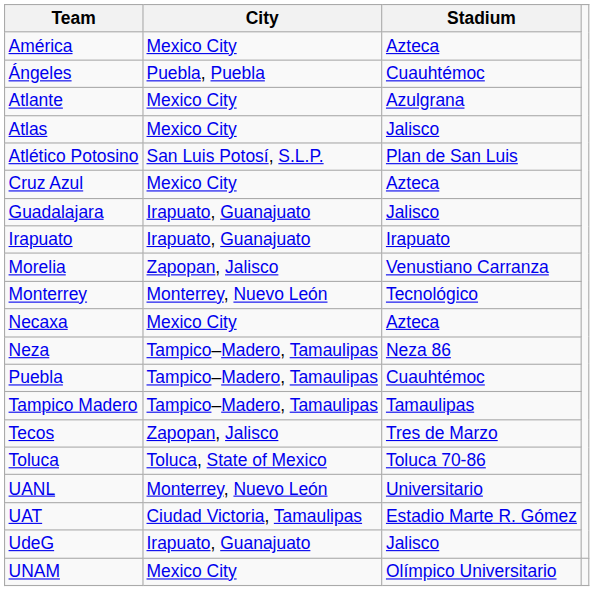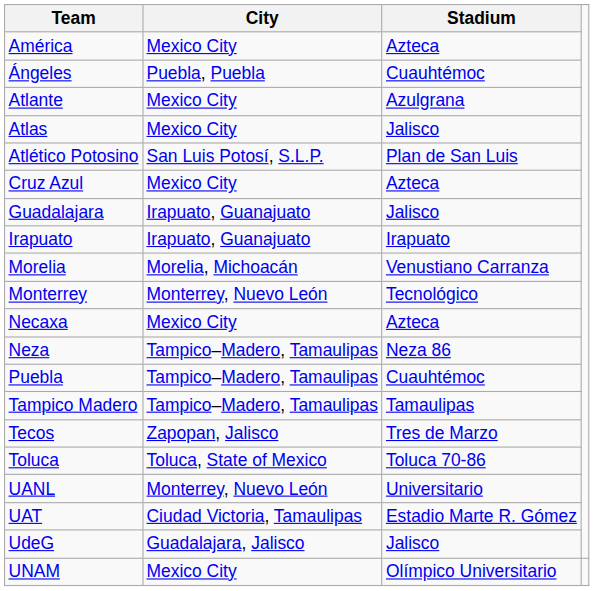(212, 267) Zapopan, Jalisco -> (222, 267) Morelia, Michoacán
(228, 543) Irapuato, Guanajuato -> (226, 543) Guadalajara, Jalisco
